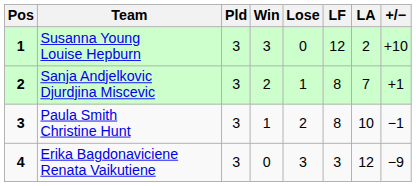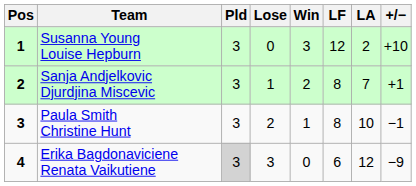columns swapped: (267, 15) <-> (303, 15)
(236, 162) no background -> (236, 162) lightgrey background
(337, 162) 3 -> (337, 162) 6
